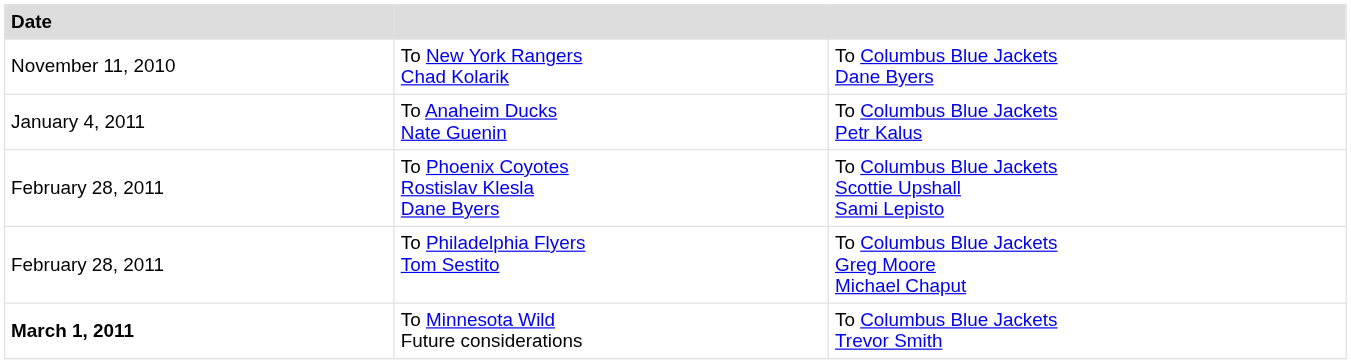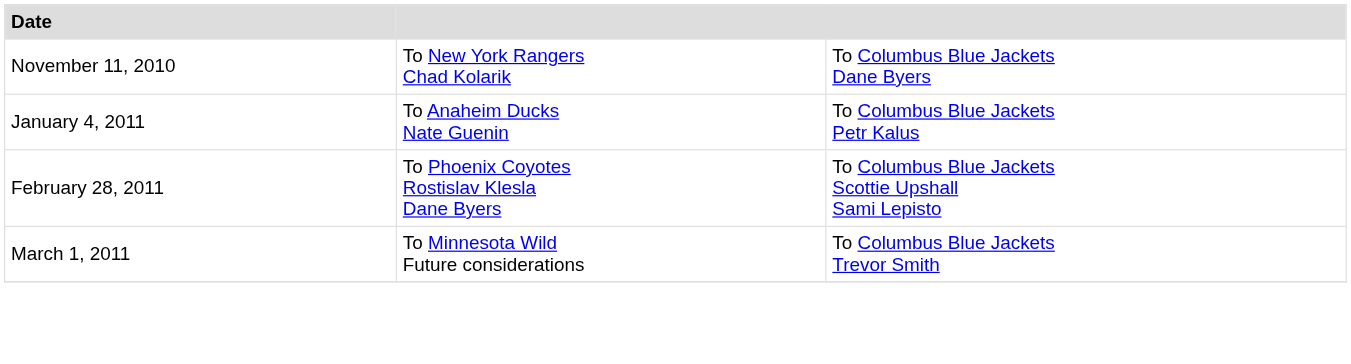- row: (493, 254)
(72, 330) bold -> (71, 254) normal
